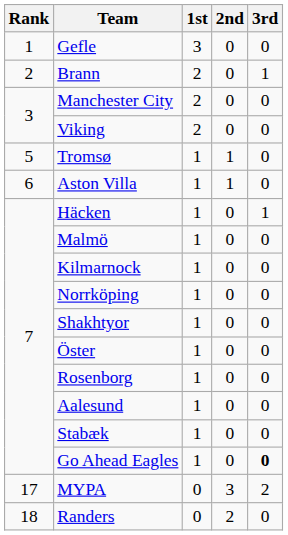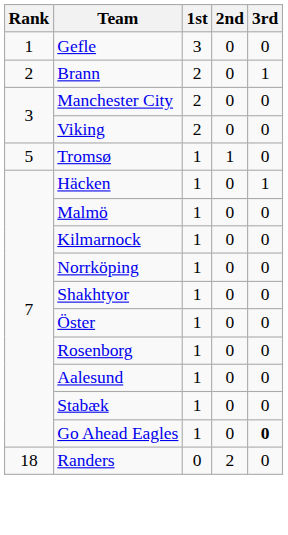- row: (97, 184)
- row: (82, 488)
